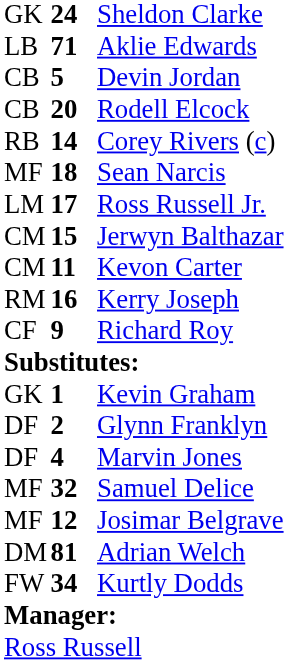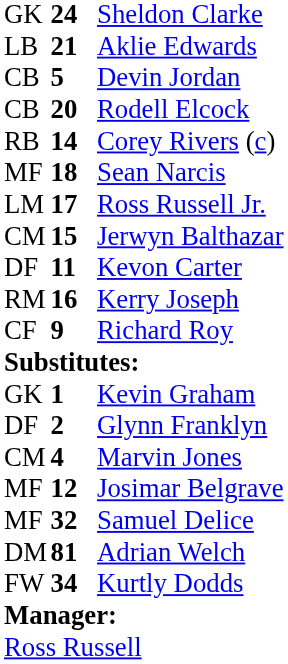(64, 46) 71 -> (64, 46) 21
(25, 267) CM -> (21, 267) DF
(21, 457) DF -> (25, 457) CM
rows swapped: (190, 520) <-> (175, 488)
